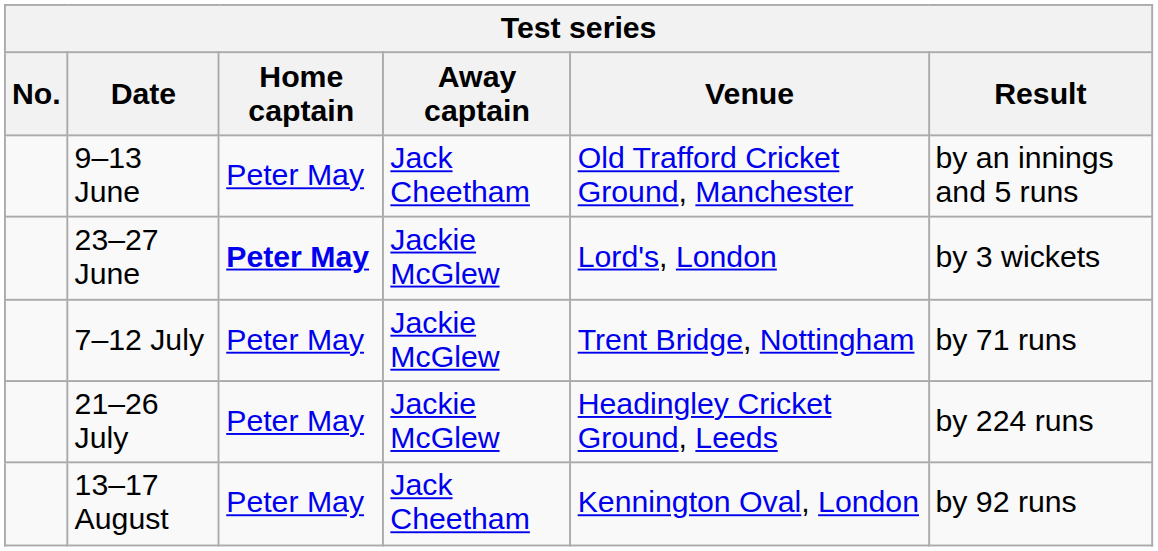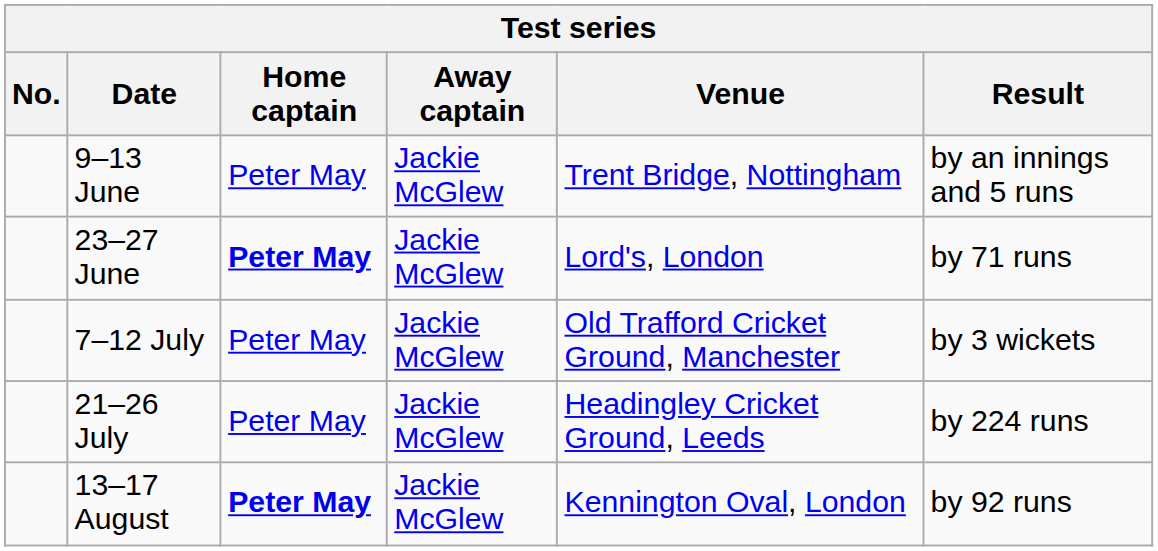(460, 175) Jack Cheetham -> (449, 175) Jackie McGlew
(716, 175) Old Trafford Cricket Ground, Manchester -> (733, 175) Trent Bridge, Nottingham
(1018, 257) by 3 wickets -> (1001, 257) by 71 runs
(746, 339) Trent Bridge, Nottingham -> (702, 339) Old Trafford Cricket Ground, Manchester
(1006, 339) by 71 runs -> (1013, 339) by 3 wickets
(295, 503) normal -> (300, 503) bold
(460, 503) Jack Cheetham -> (449, 503) Jackie McGlew
